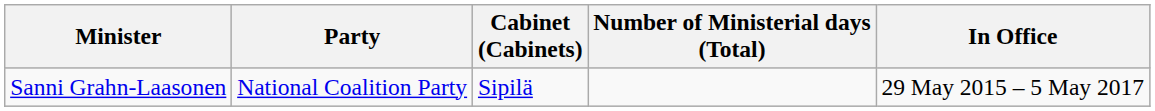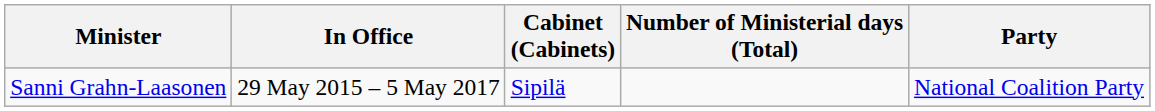columns swapped: (1013, 36) <-> (352, 36)
